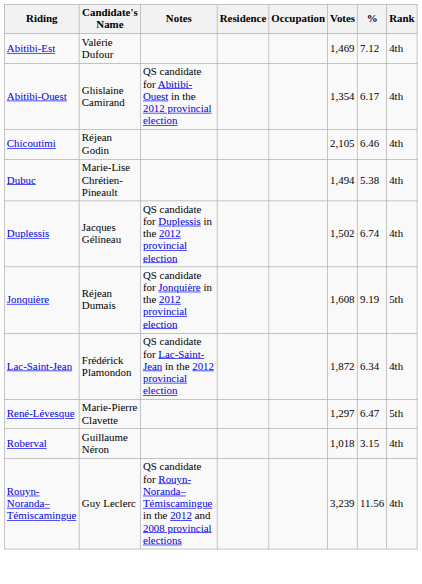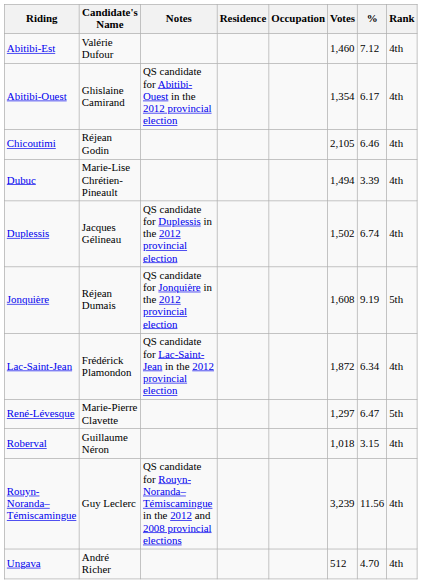(342, 48) 1,469 -> (342, 48) 1,460
(370, 180) 5.38 -> (370, 180) 3.39
+ row: (24, 564)
